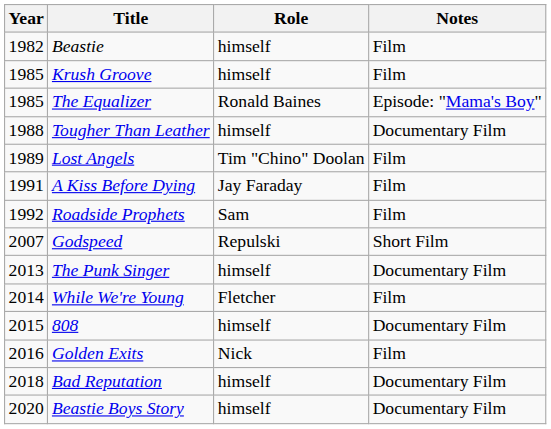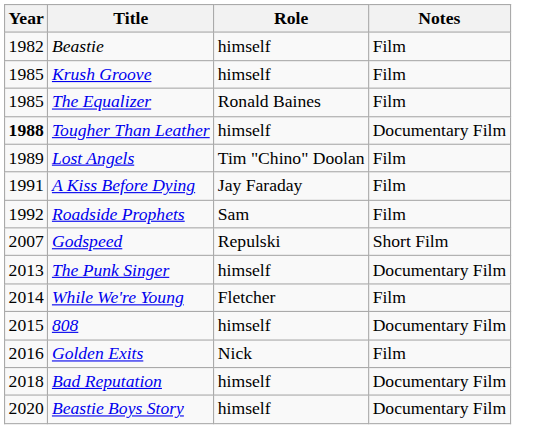(457, 102) Episode: "Mama's Boy" -> (389, 102) Film
(26, 130) normal -> (26, 130) bold
